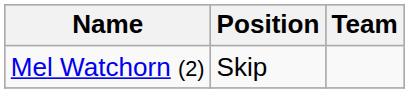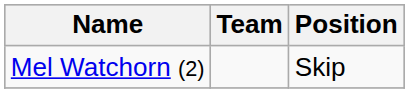columns swapped: (365, 25) <-> (268, 25)
